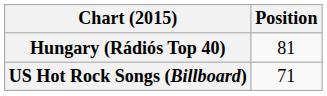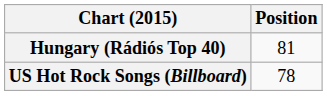(286, 76) 71 -> (286, 76) 78
